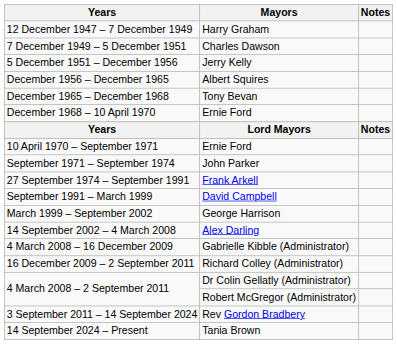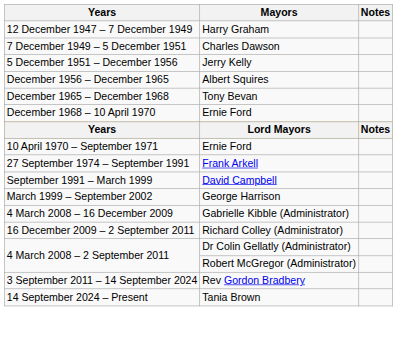- row: (91, 163)
- row: (91, 230)
